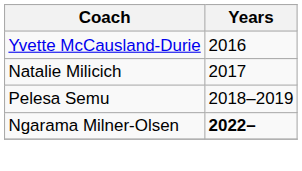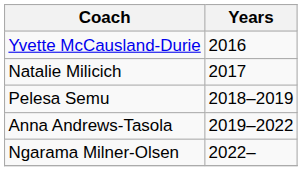+ row: (90, 125)
(232, 125) bold -> (232, 152) normal
